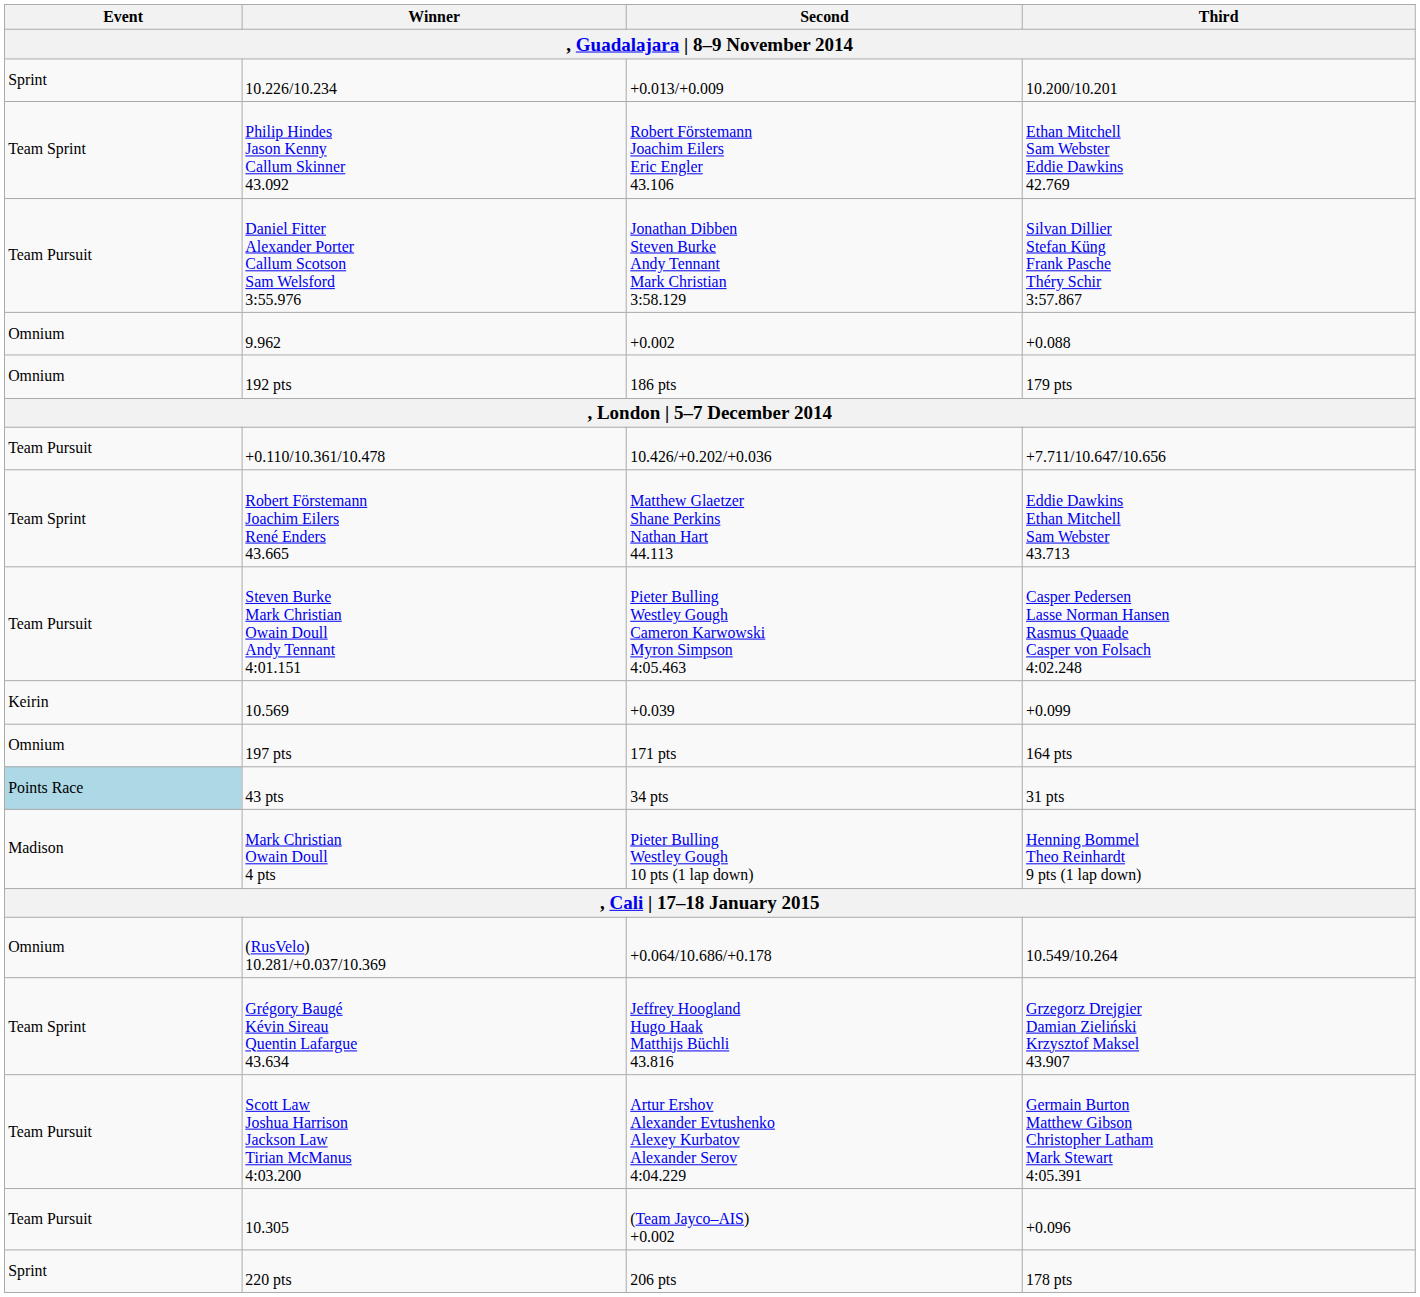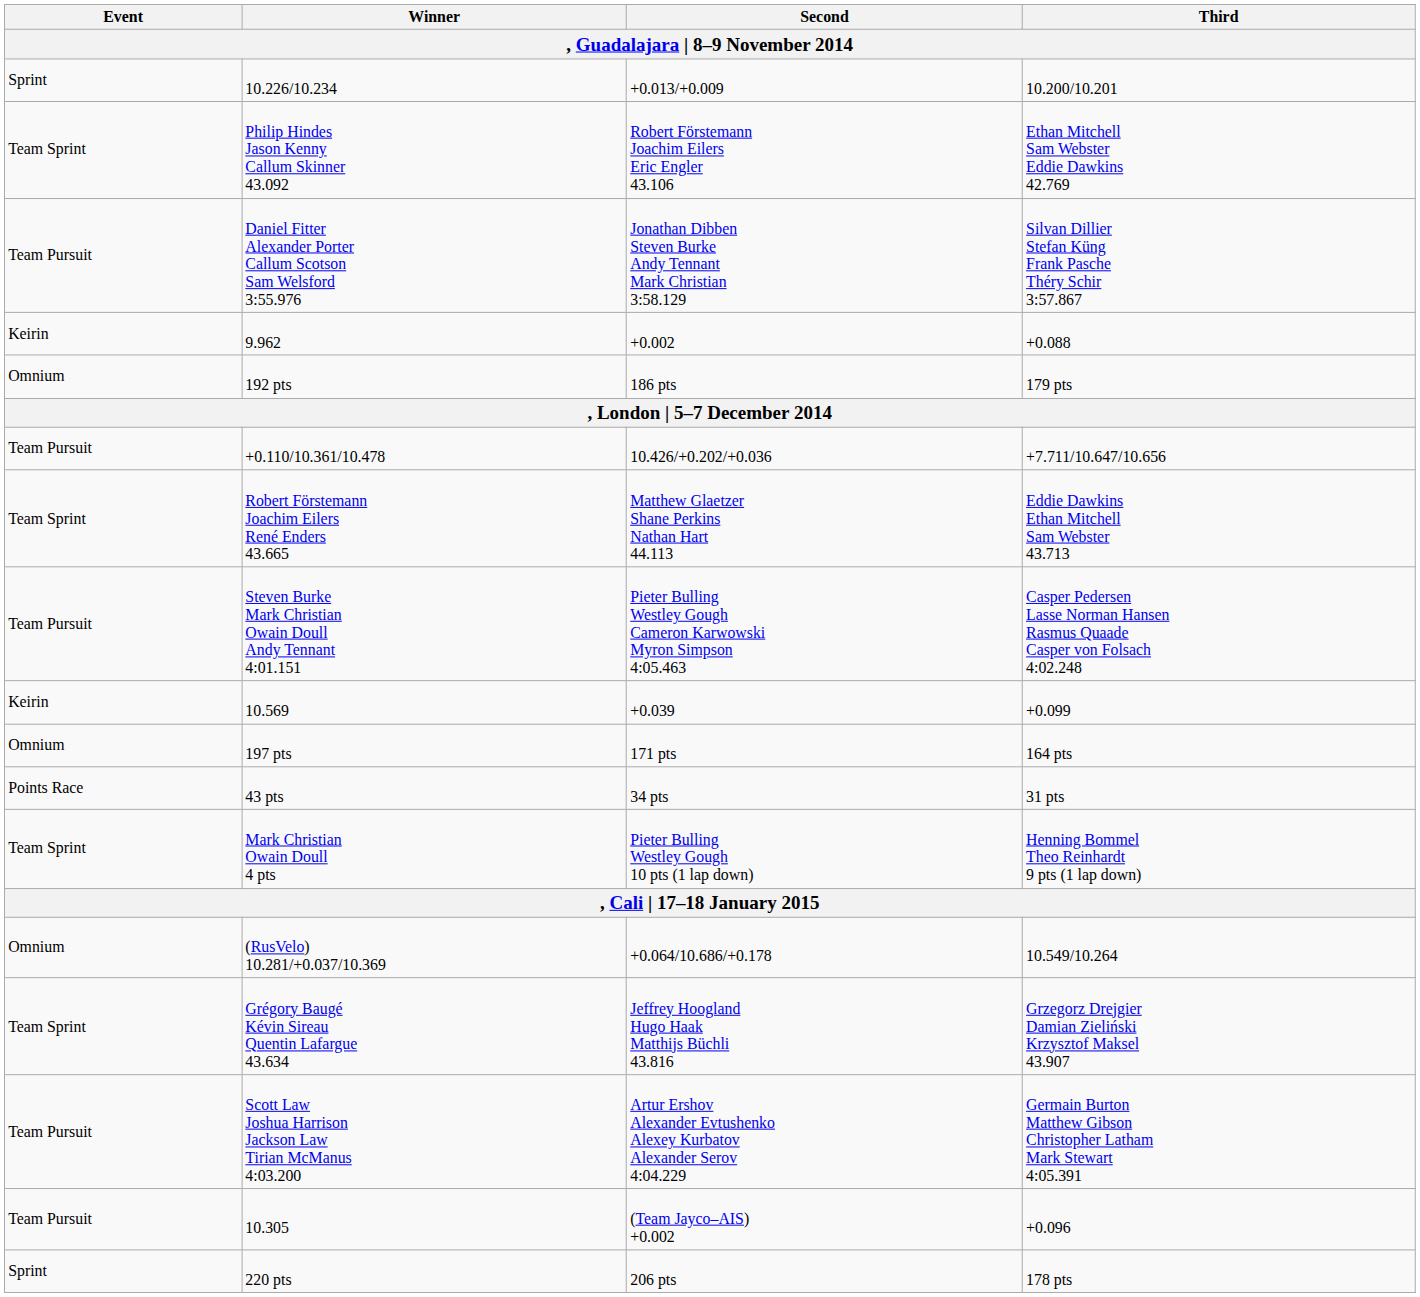(36, 333) Omnium -> (28, 333) Keirin
(46, 788) lightblue background -> (46, 788) no background
(36, 848) Madison -> (47, 848) Team Sprint
